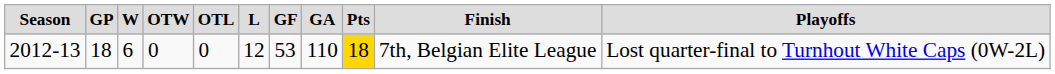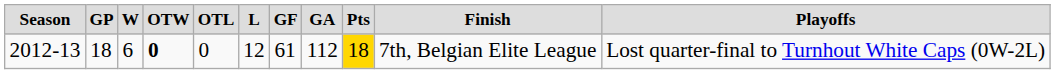(153, 50) normal -> (153, 50) bold
(285, 50) 53 -> (285, 50) 61
(322, 50) 110 -> (322, 50) 112
